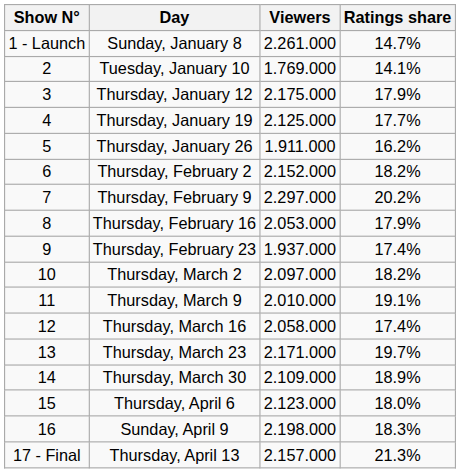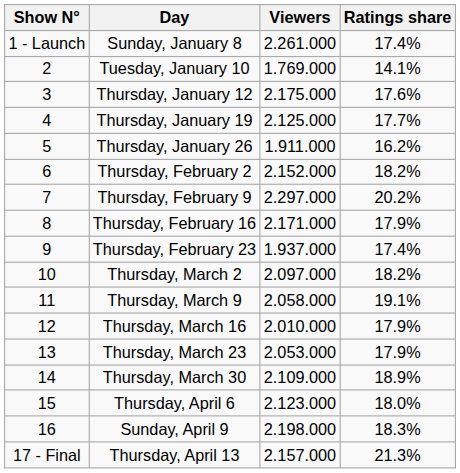(398, 44) 14.7% -> (398, 44) 17.4%
(398, 95) 17.9% -> (398, 95) 17.6%
(300, 223) 2.053.000 -> (300, 223) 2.171.000
(300, 301) 2.010.000 -> (300, 301) 2.058.000
(300, 326) 2.058.000 -> (300, 326) 2.010.000
(398, 326) 17.4% -> (398, 326) 17.9%
(300, 352) 2.171.000 -> (300, 352) 2.053.000
(398, 352) 19.7% -> (398, 352) 17.9%
